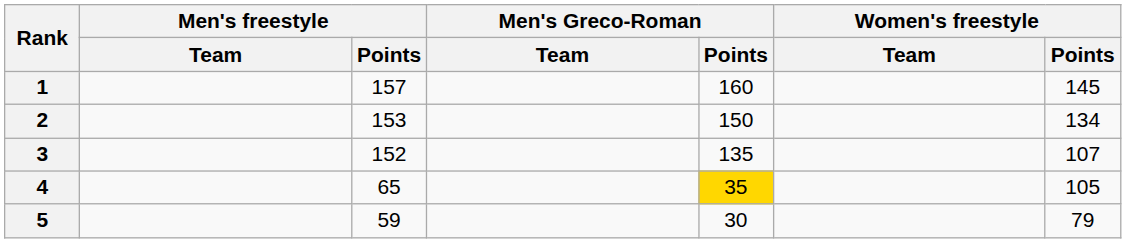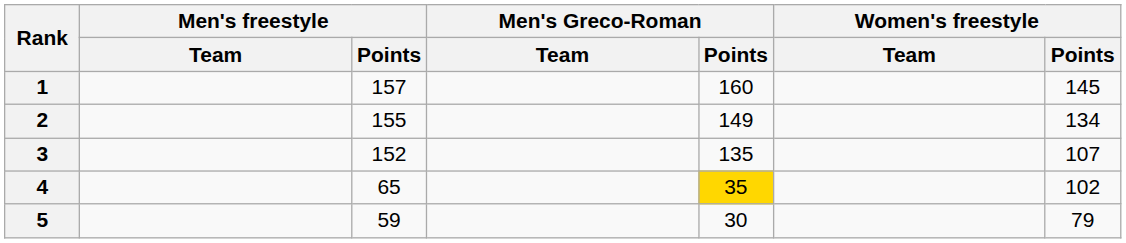(389, 120) 153 -> (389, 120) 155
(736, 120) 150 -> (736, 120) 149
(1083, 187) 105 -> (1083, 187) 102
